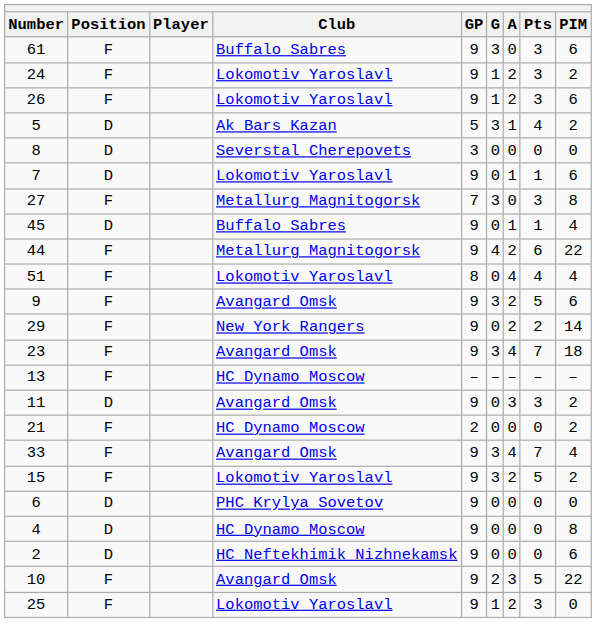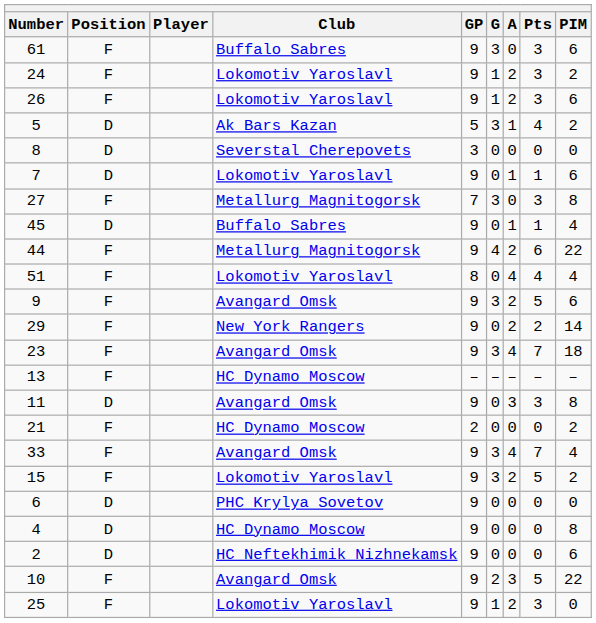(573, 403) 2 -> (573, 403) 8
